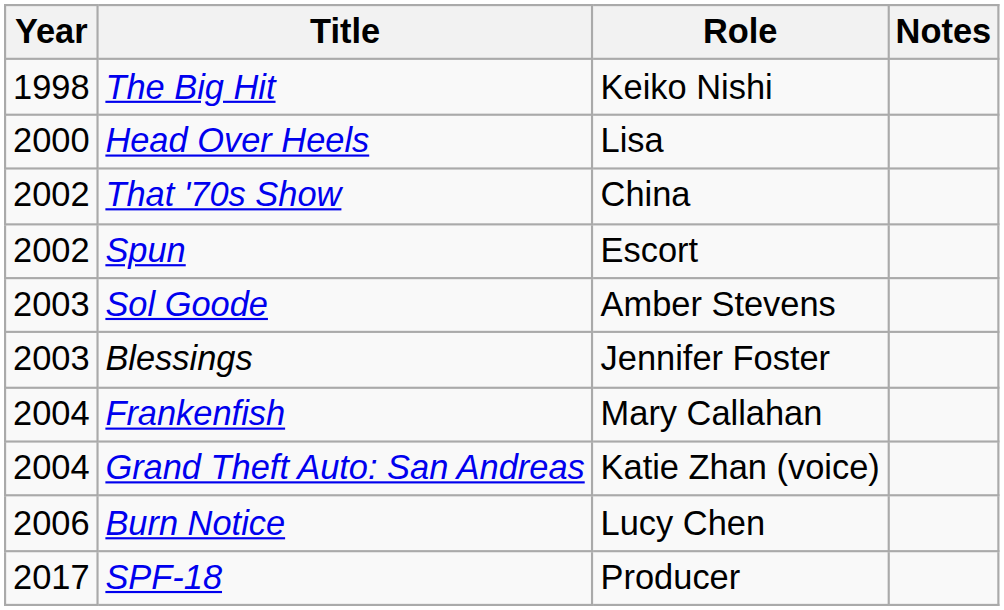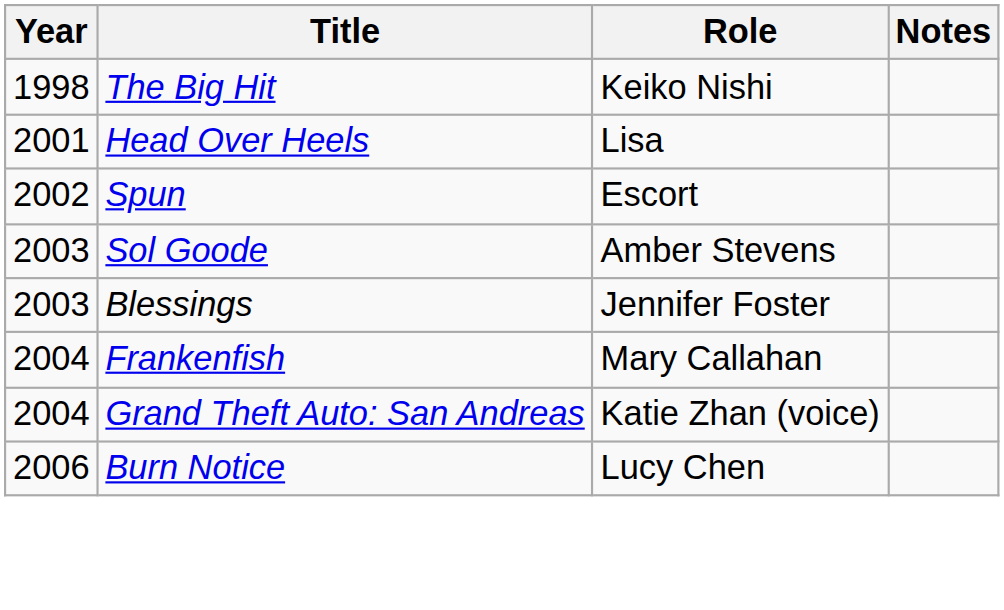(51, 140) 2000 -> (51, 140) 2001
- row: (223, 195)
- row: (164, 577)
